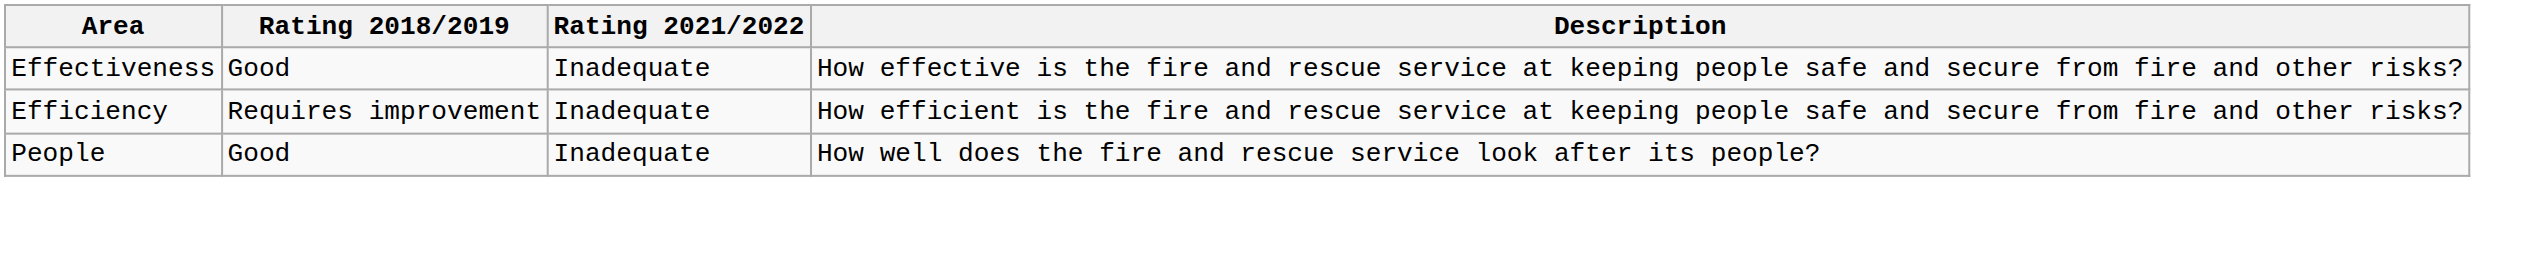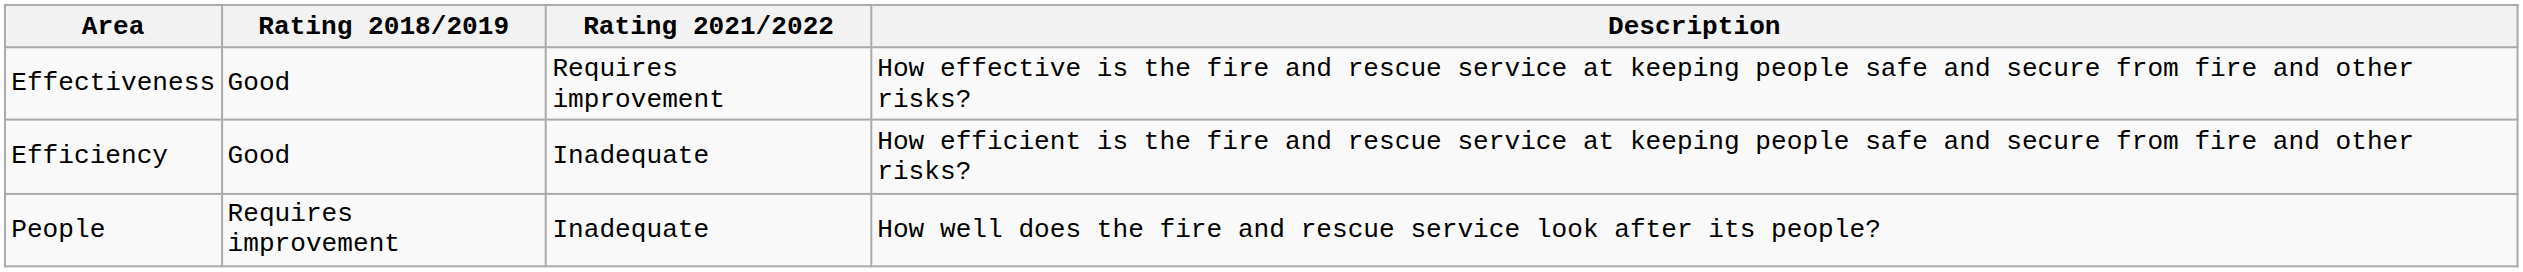(632, 69) Inadequate -> (639, 84) Requires improvement
(384, 111) Requires improvement -> (259, 157) Good
(259, 154) Good -> (314, 229) Requires improvement
